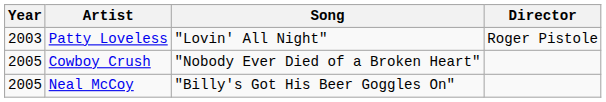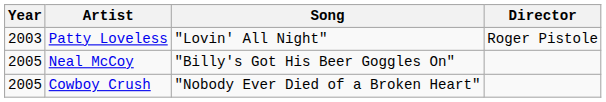rows swapped: (100, 62) <-> (91, 85)
